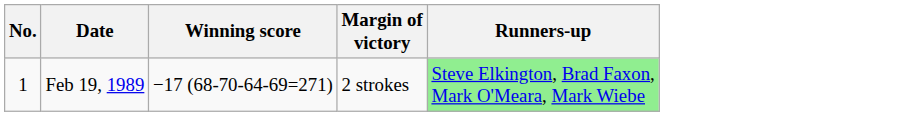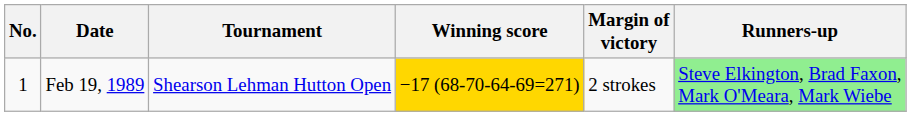+ column: (272, 31)
(243, 84) no background -> (490, 84) gold background
